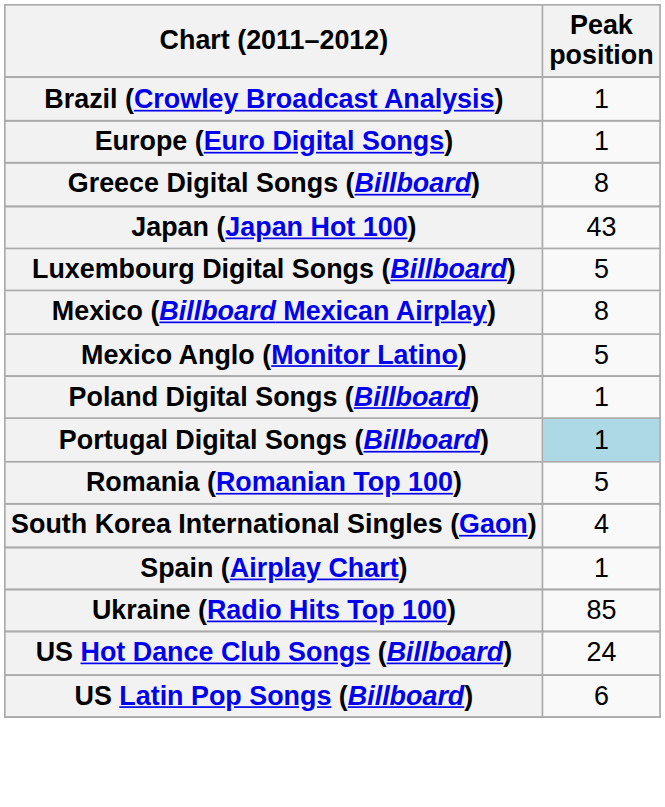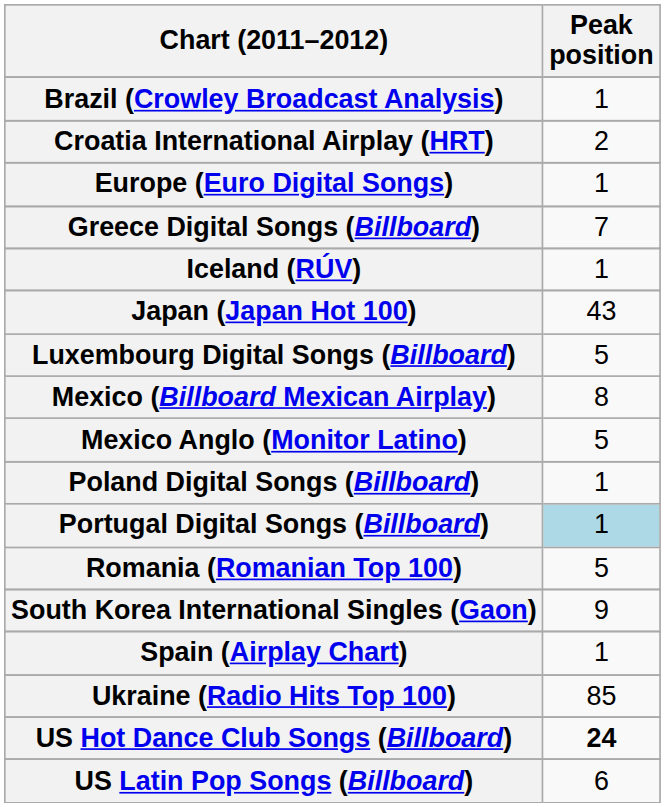+ row: (274, 141)
(601, 183) 8 -> (601, 226) 7
+ row: (274, 269)
(601, 524) 4 -> (601, 610) 9
(601, 652) normal -> (601, 738) bold
